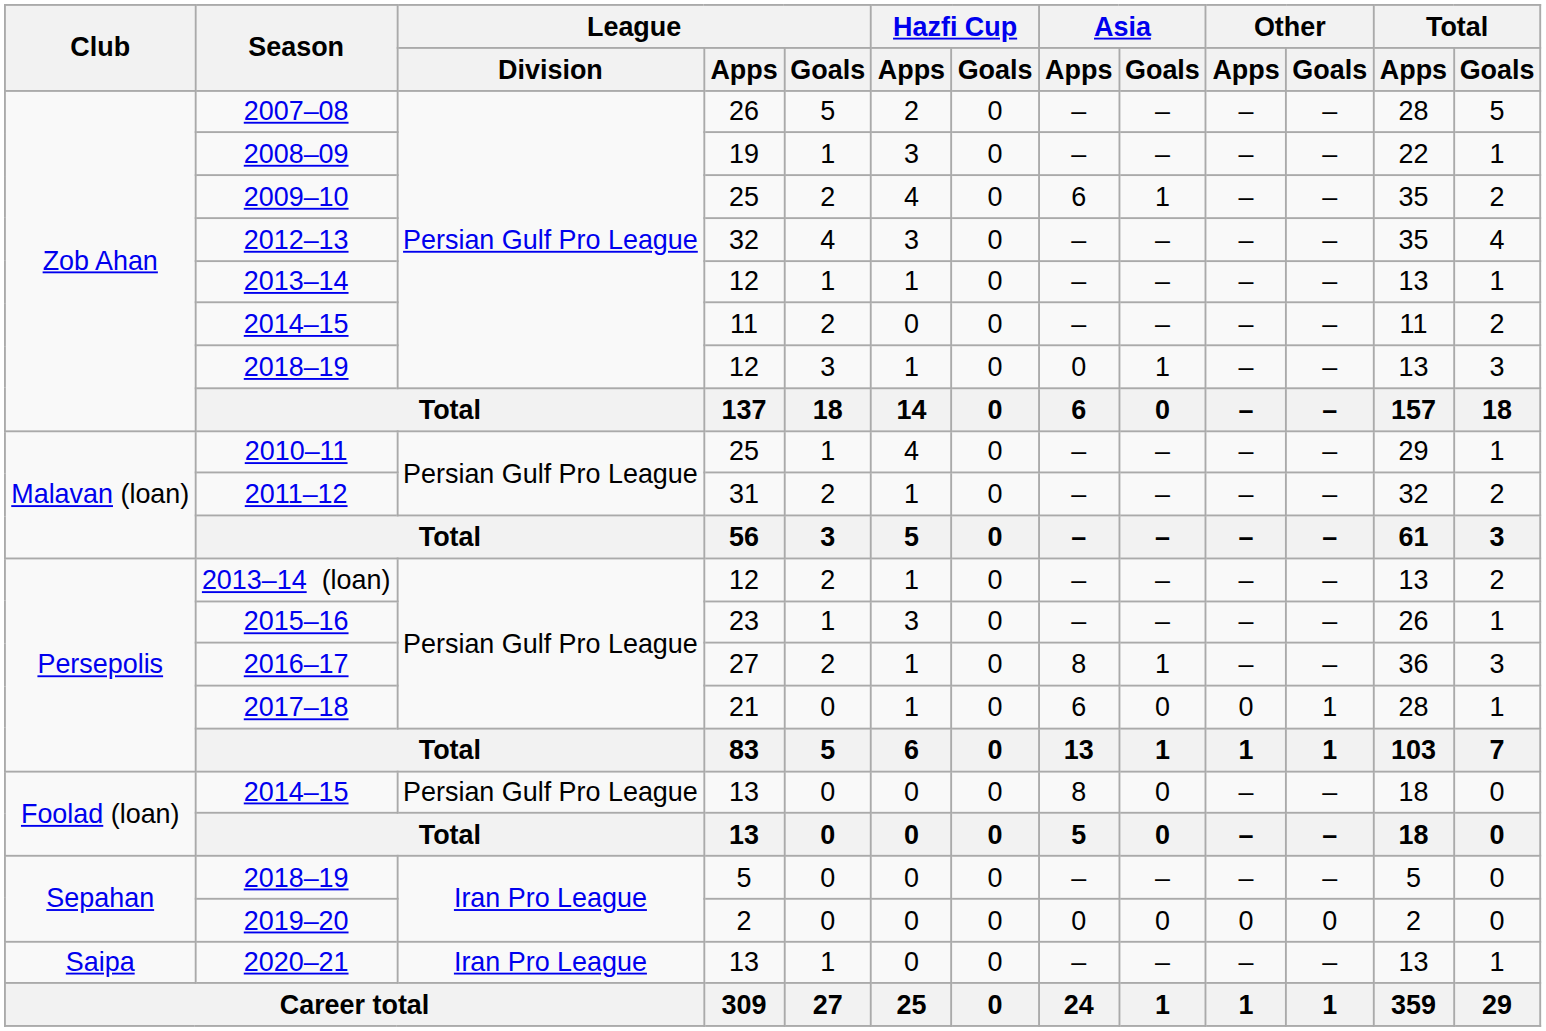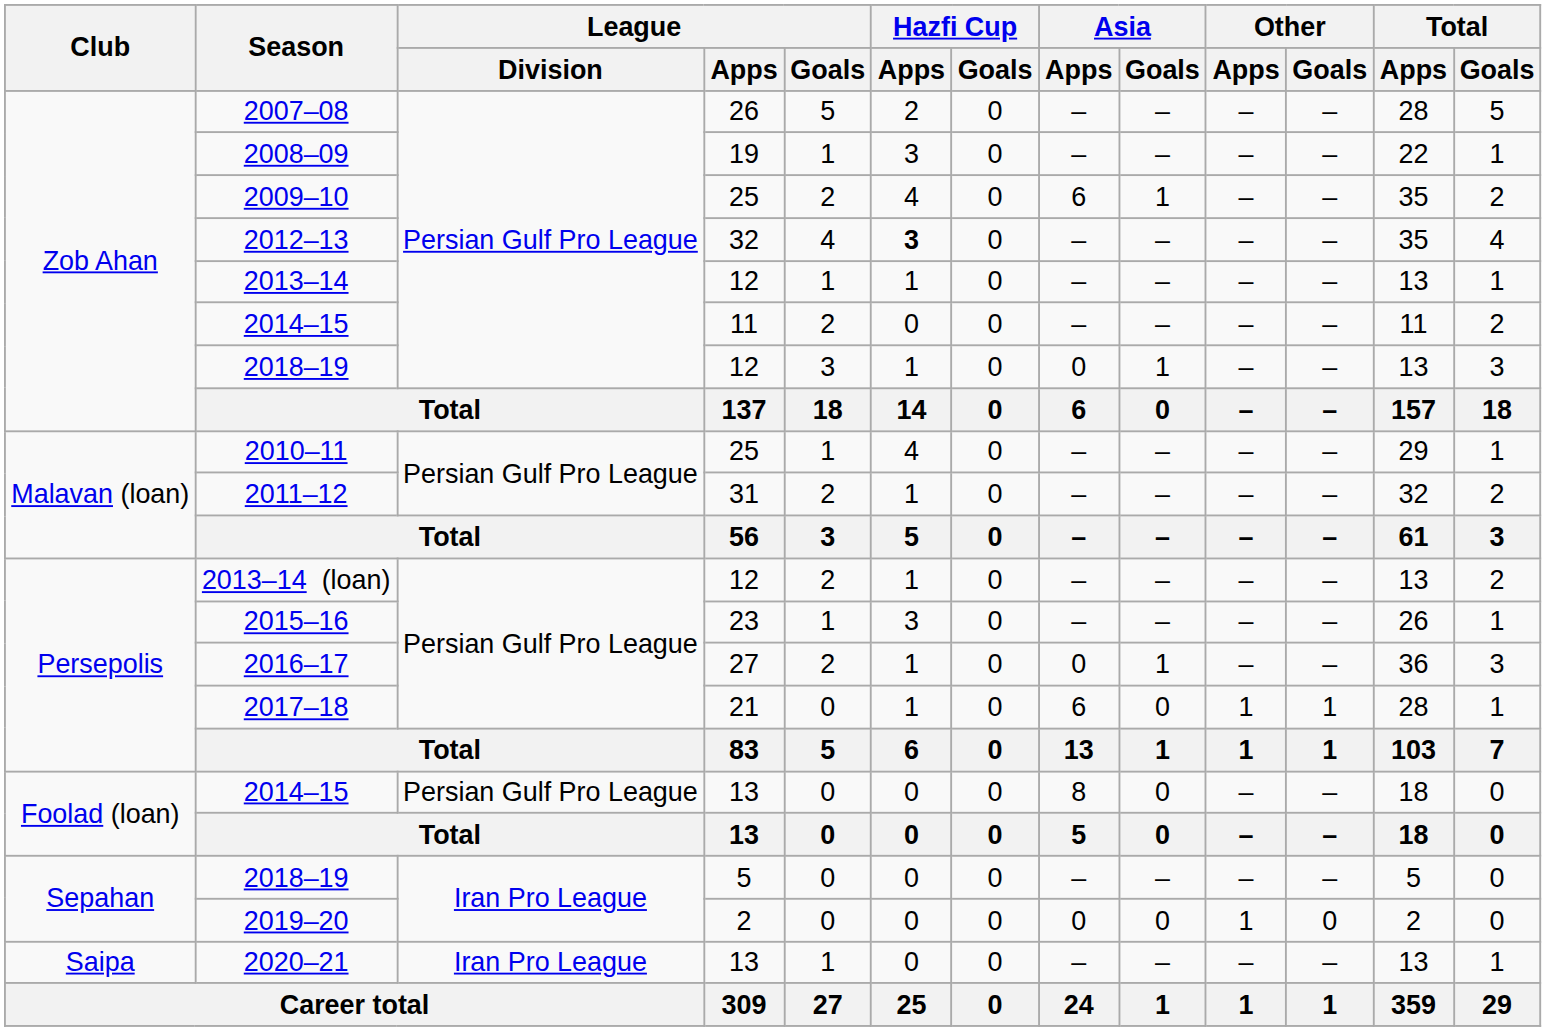(911, 239) normal -> (911, 239) bold
(1079, 665) 8 -> (1079, 665) 0
(1246, 707) 0 -> (1246, 707) 1
(1246, 920) 0 -> (1246, 920) 1
